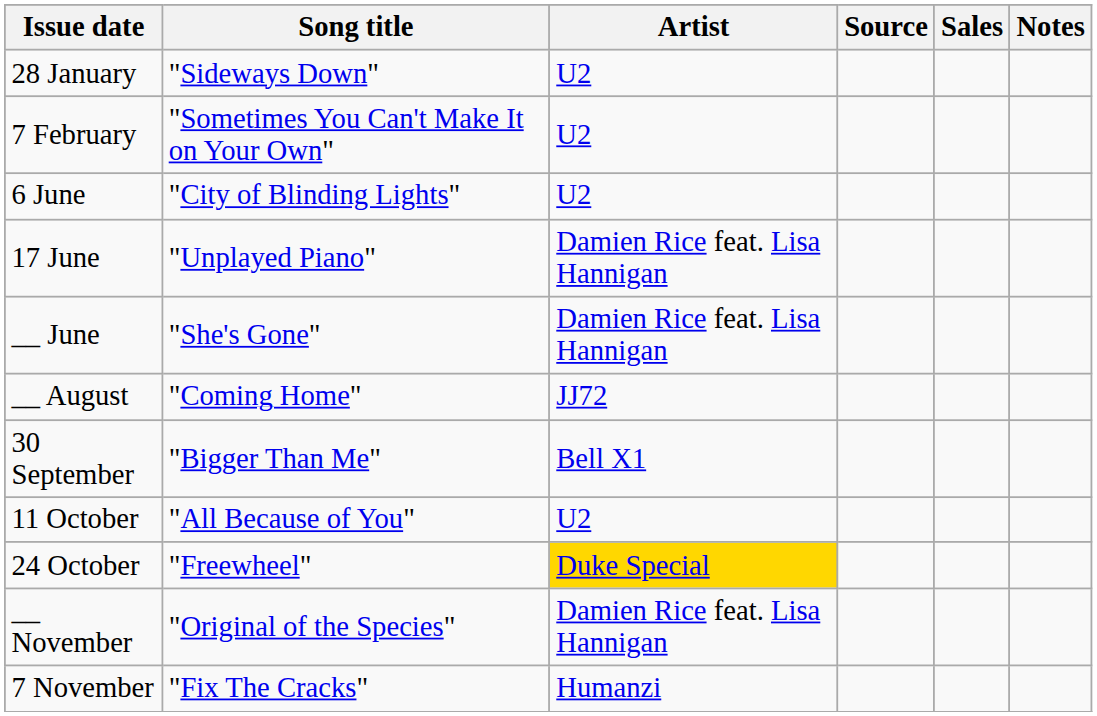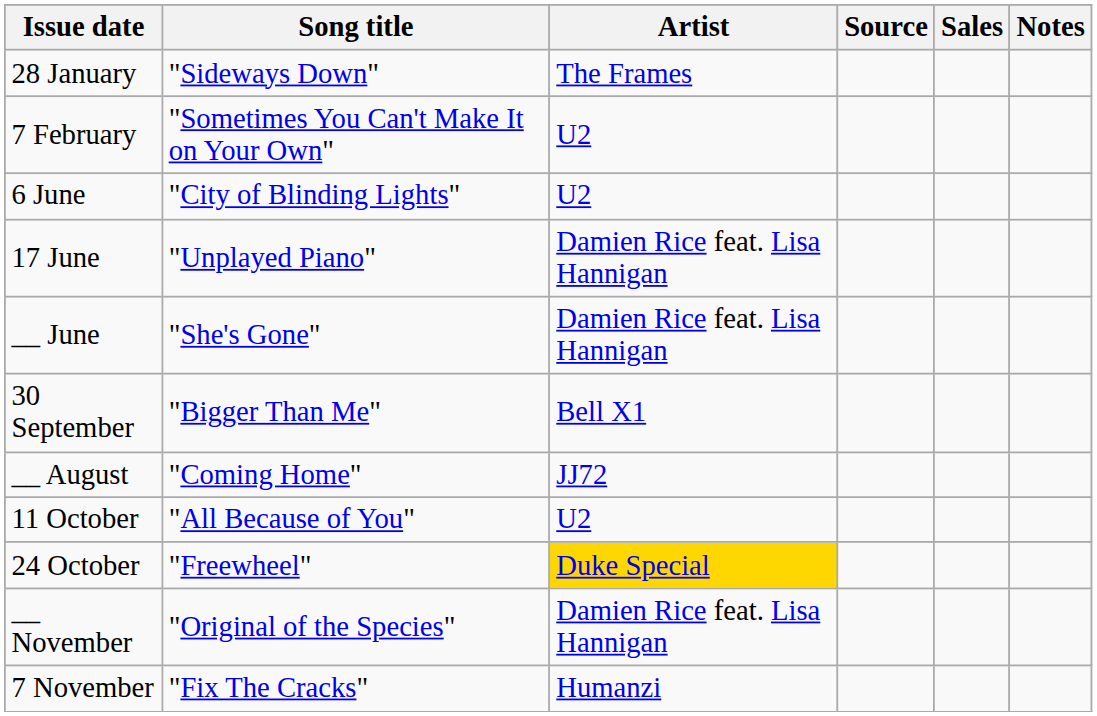(574, 72) U2 -> (624, 72) The Frames
rows swapped: (70, 396) <-> (73, 457)
